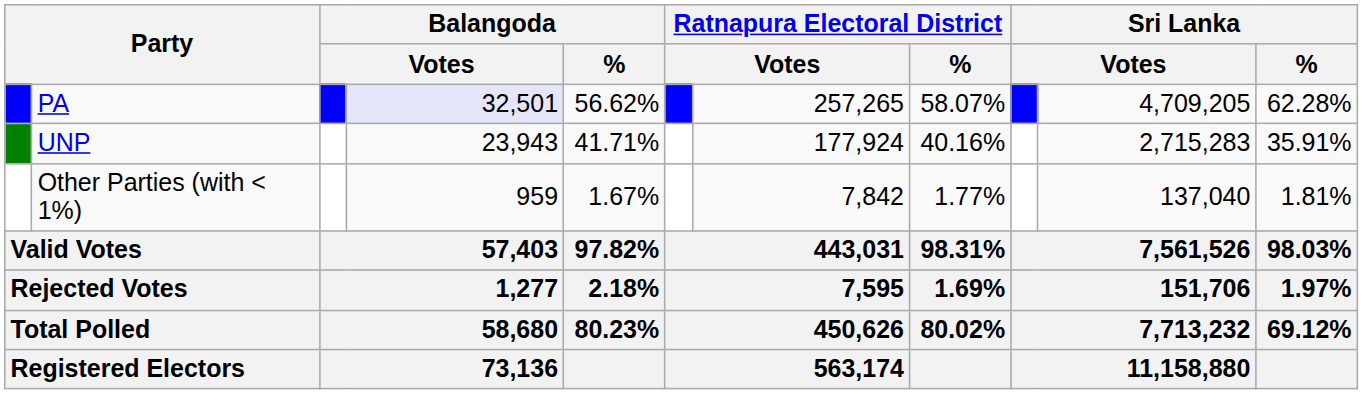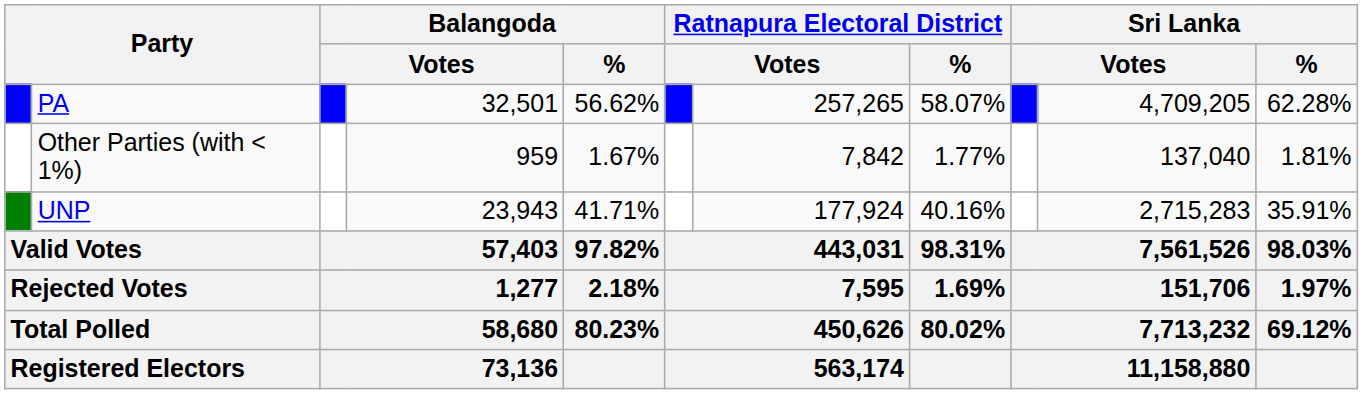(520, 103) lavender background -> (520, 103) no background
rows swapped: (64, 143) <-> (152, 196)
